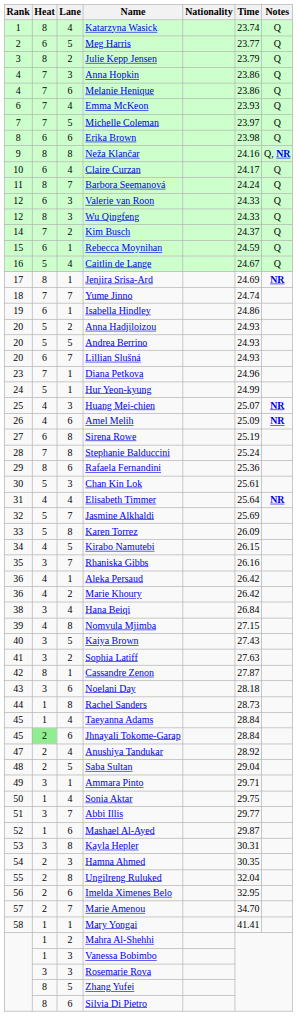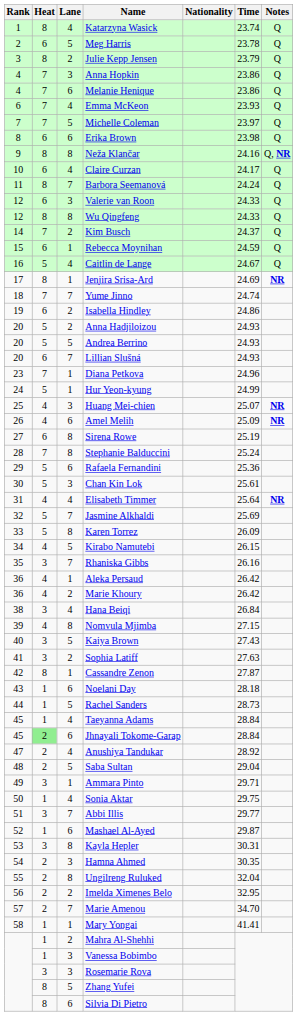(248, 43) 23.77 -> (248, 43) 23.78
(70, 216) 3 -> (70, 216) 8
(70, 311) 1 -> (70, 311) 2
(45, 468) 8 -> (45, 468) 5
(45, 688) 3 -> (45, 688) 1
(70, 704) 8 -> (70, 704) 5
(70, 893) 6 -> (70, 893) 2
